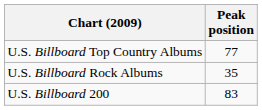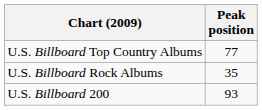(231, 94) 83 -> (231, 94) 93
